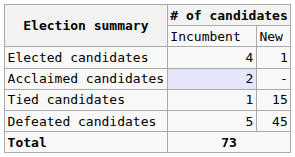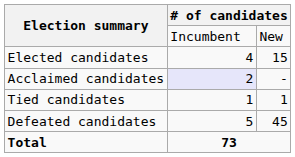(284, 57) 1 -> (280, 57) 15
(280, 100) 15 -> (284, 100) 1
